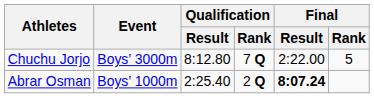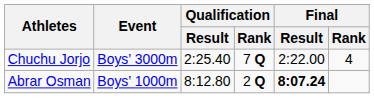(207, 60) 8:12.80 -> (207, 60) 2:25.40
(349, 60) 5 -> (349, 60) 4
(207, 82) 2:25.40 -> (207, 82) 8:12.80
